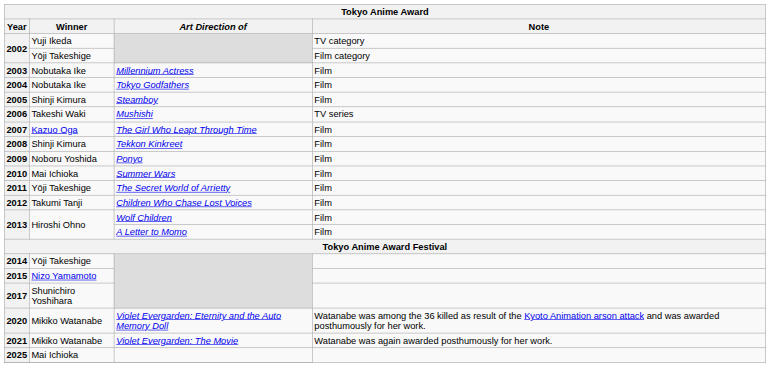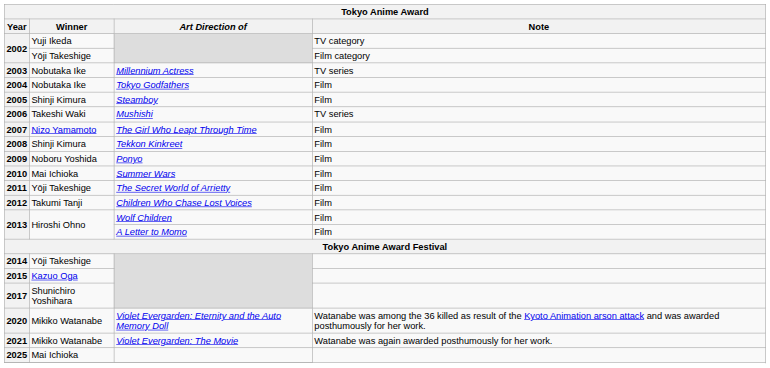(323, 71) Film -> (334, 71) TV series
(55, 129) Kazuo Oga -> (64, 129) Nizo Yamamoto
(64, 276) Nizo Yamamoto -> (55, 276) Kazuo Oga
